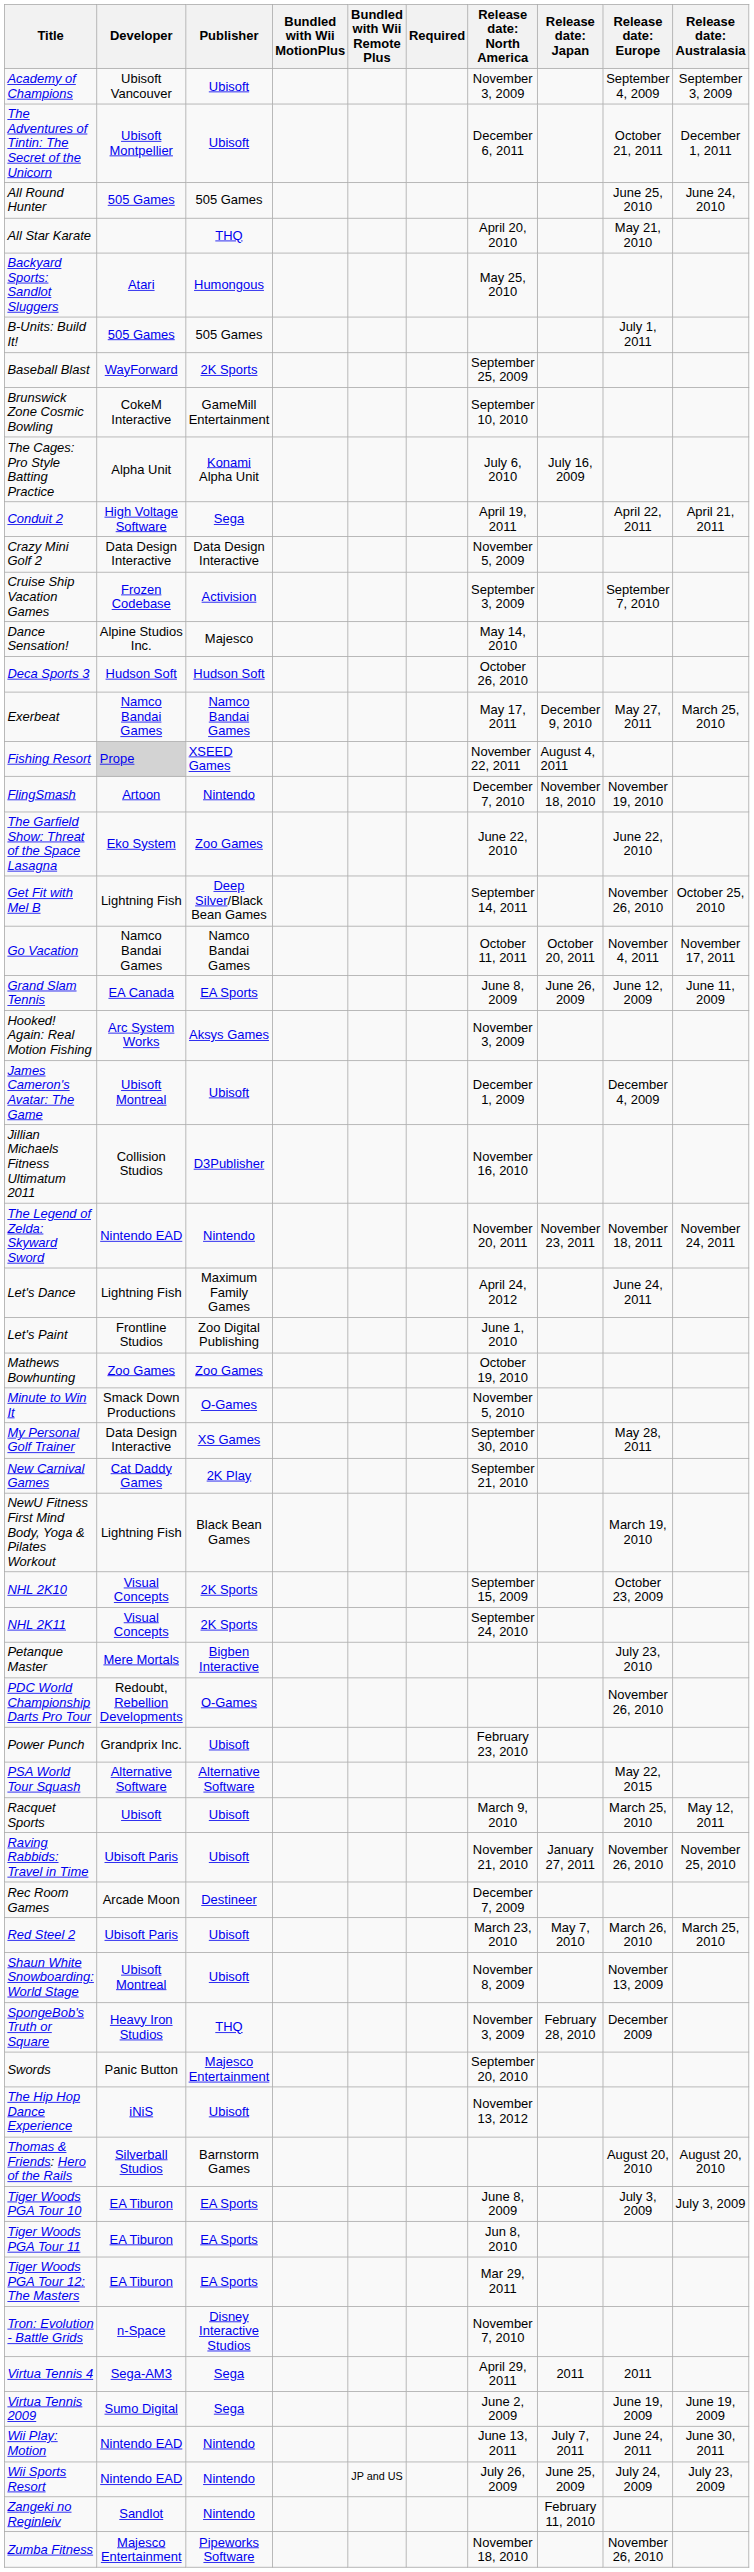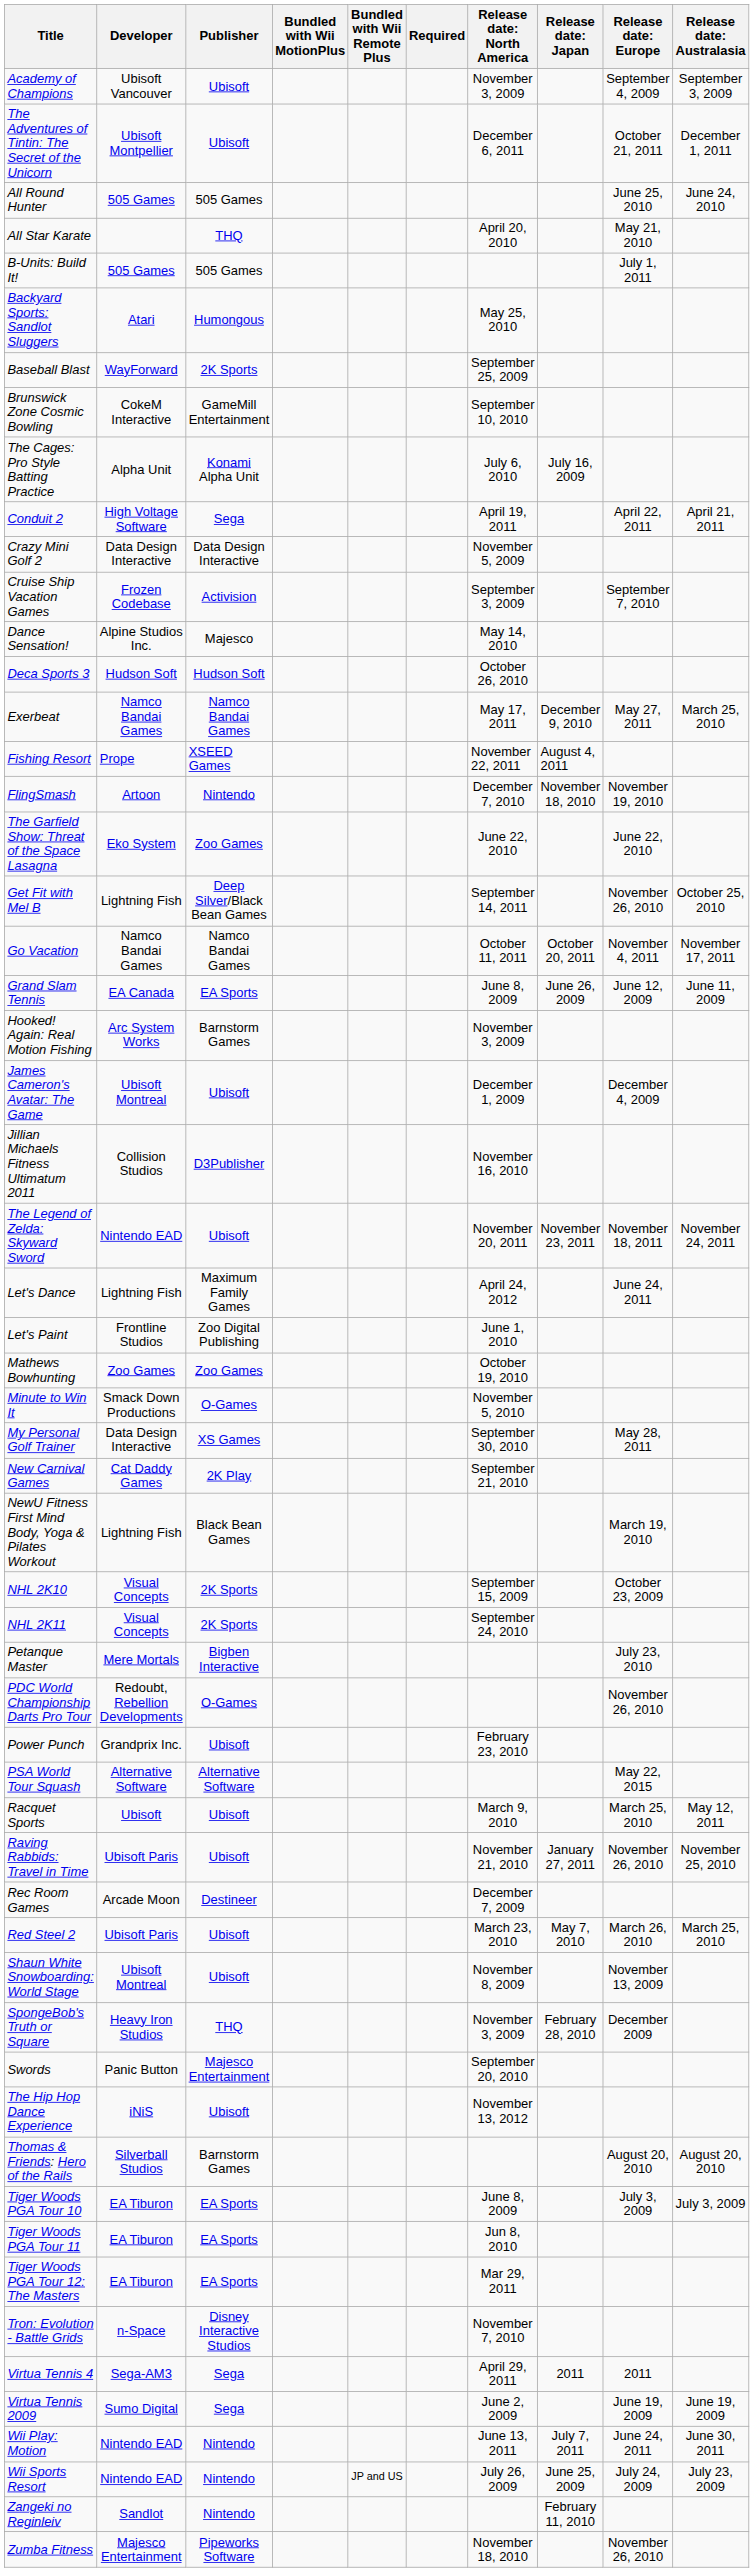rows swapped: (47, 334) <-> (34, 285)
(117, 759) lightgrey background -> (117, 759) no background
(229, 1035) Aksys Games -> (229, 1035) Barnstorm Games
(229, 1235) Nintendo -> (229, 1235) Ubisoft
